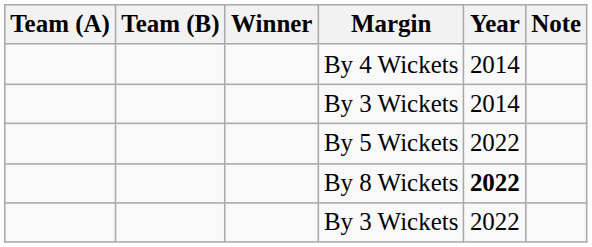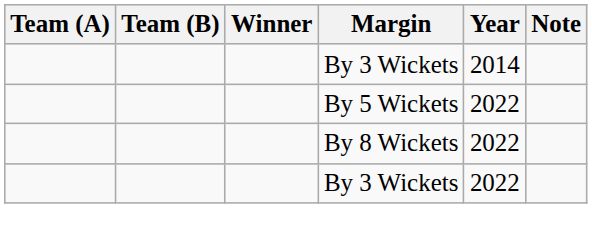- row: (60, 64)
(495, 182) bold -> (495, 143) normal
